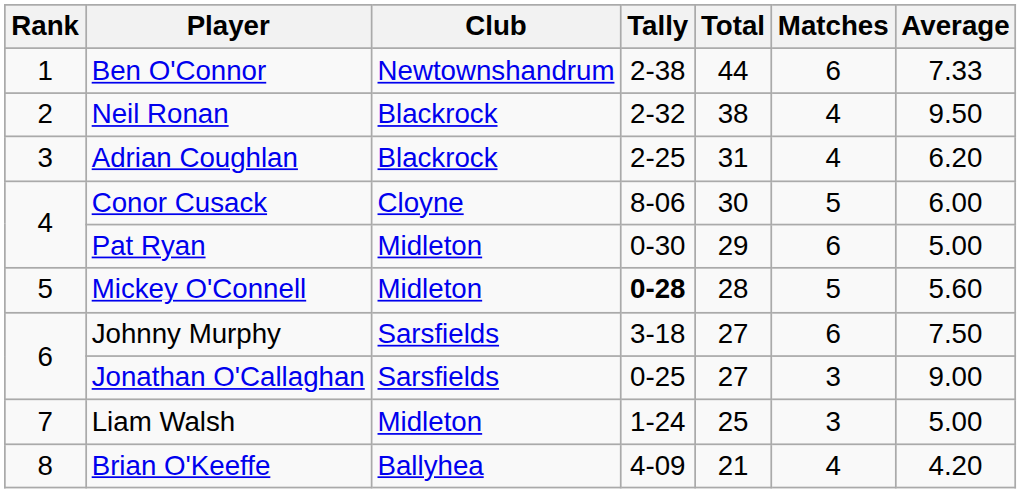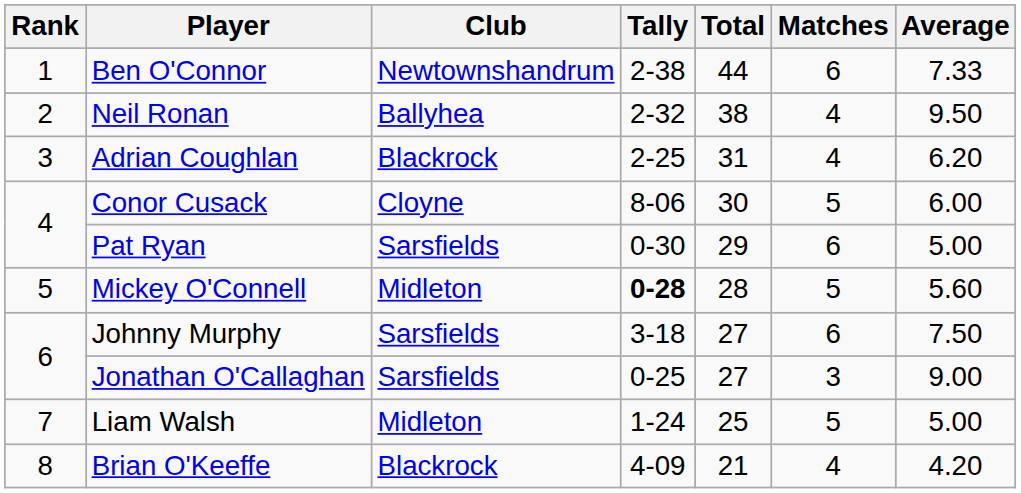(438, 114) Blackrock -> (431, 114) Ballyhea
(430, 245) Midleton -> (438, 245) Sarsfields
(833, 421) 3 -> (833, 421) 5
(431, 465) Ballyhea -> (438, 465) Blackrock
